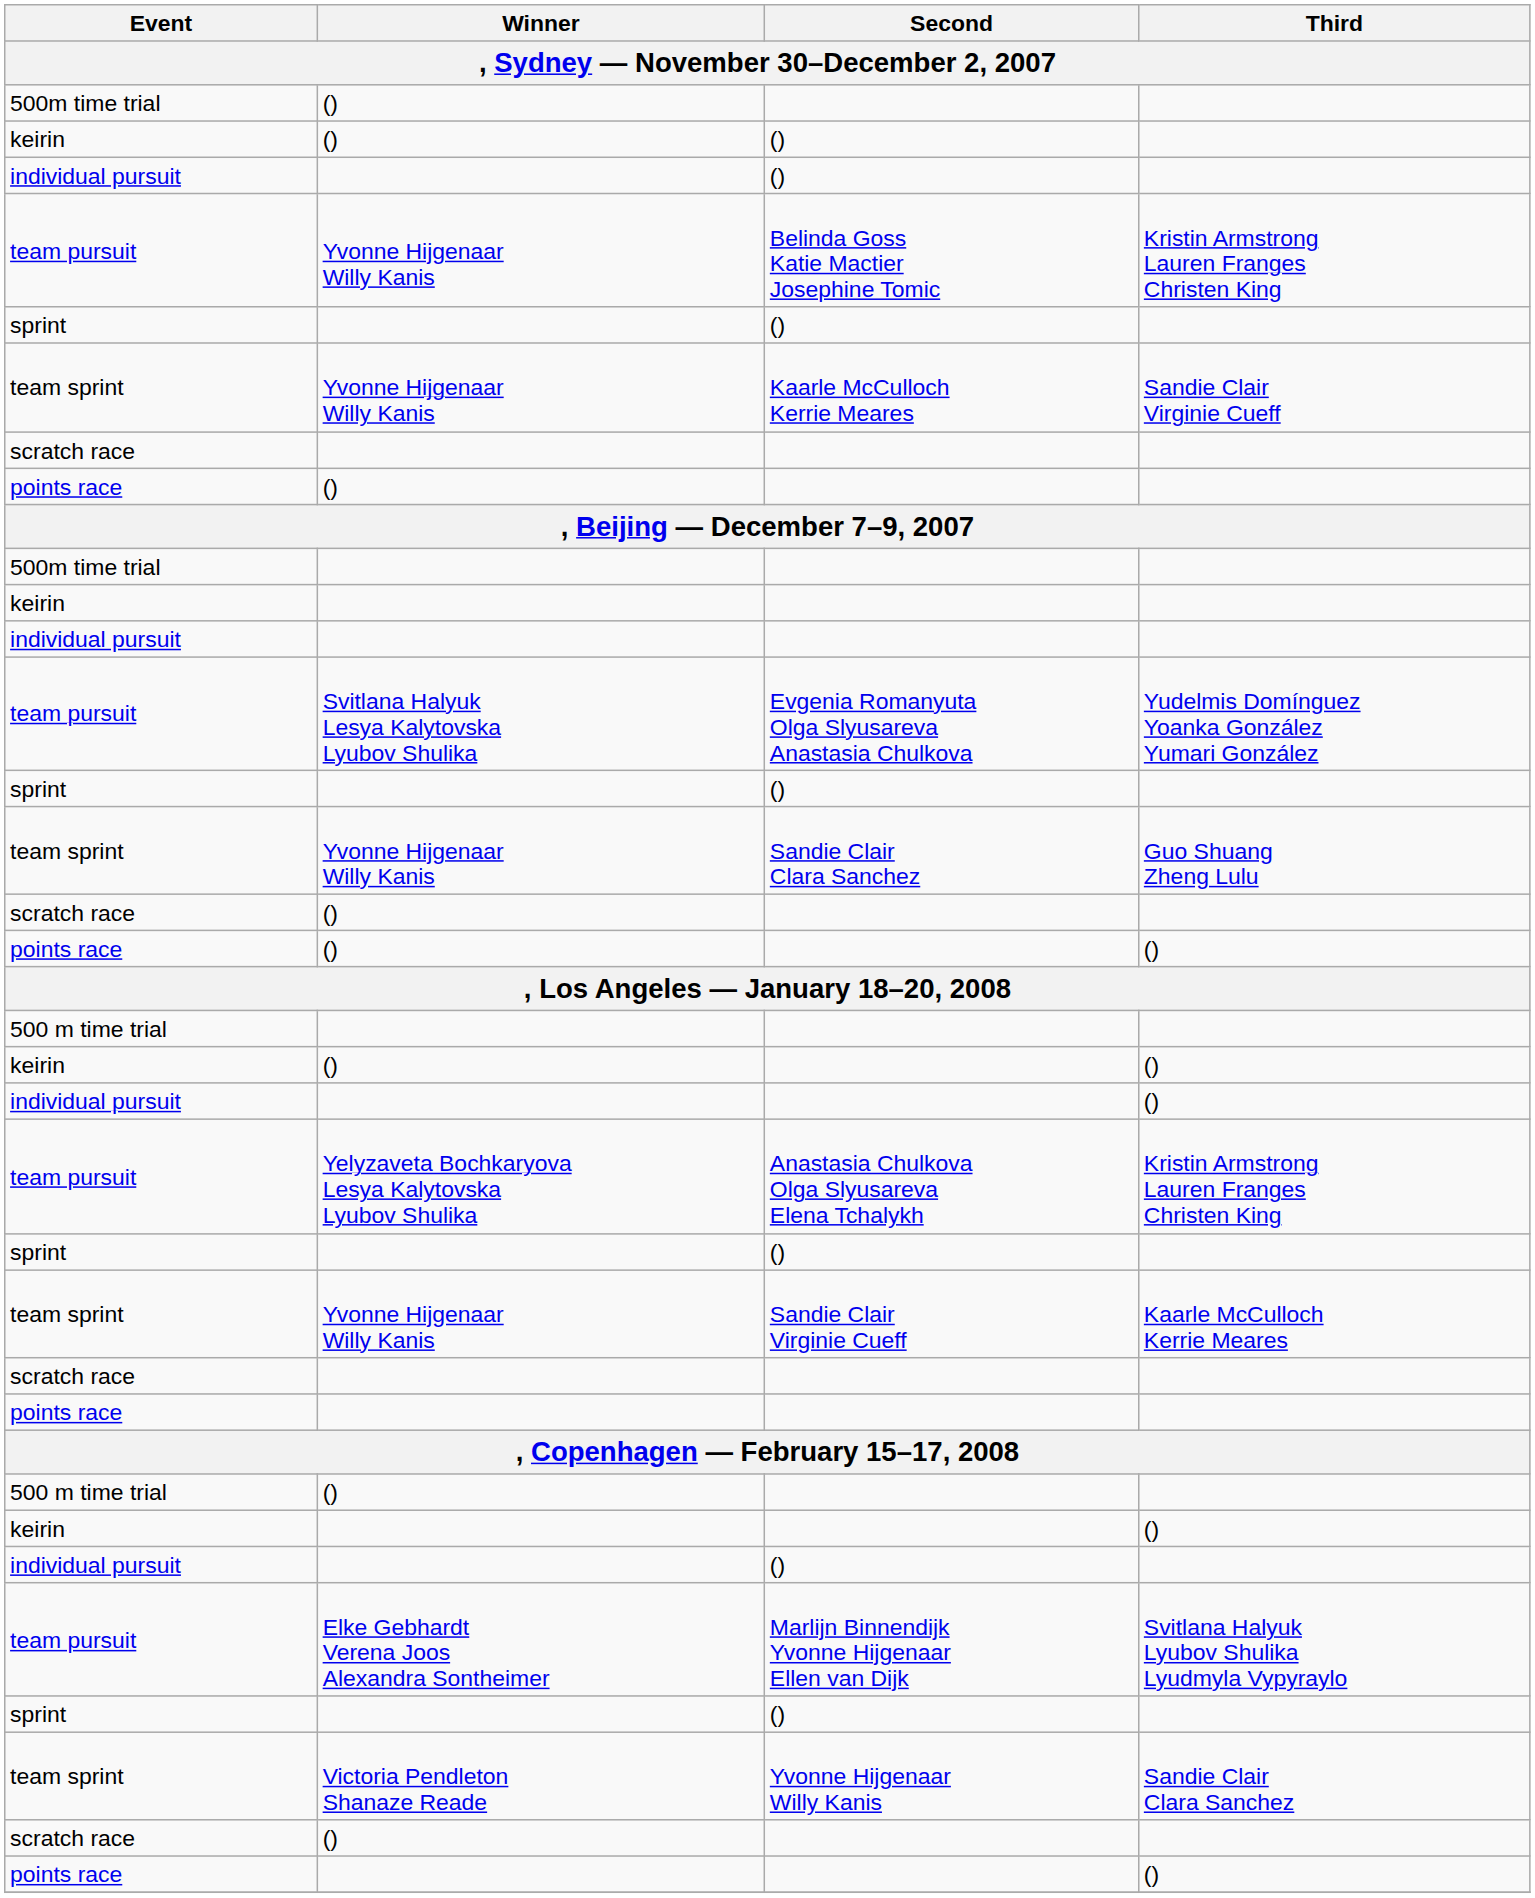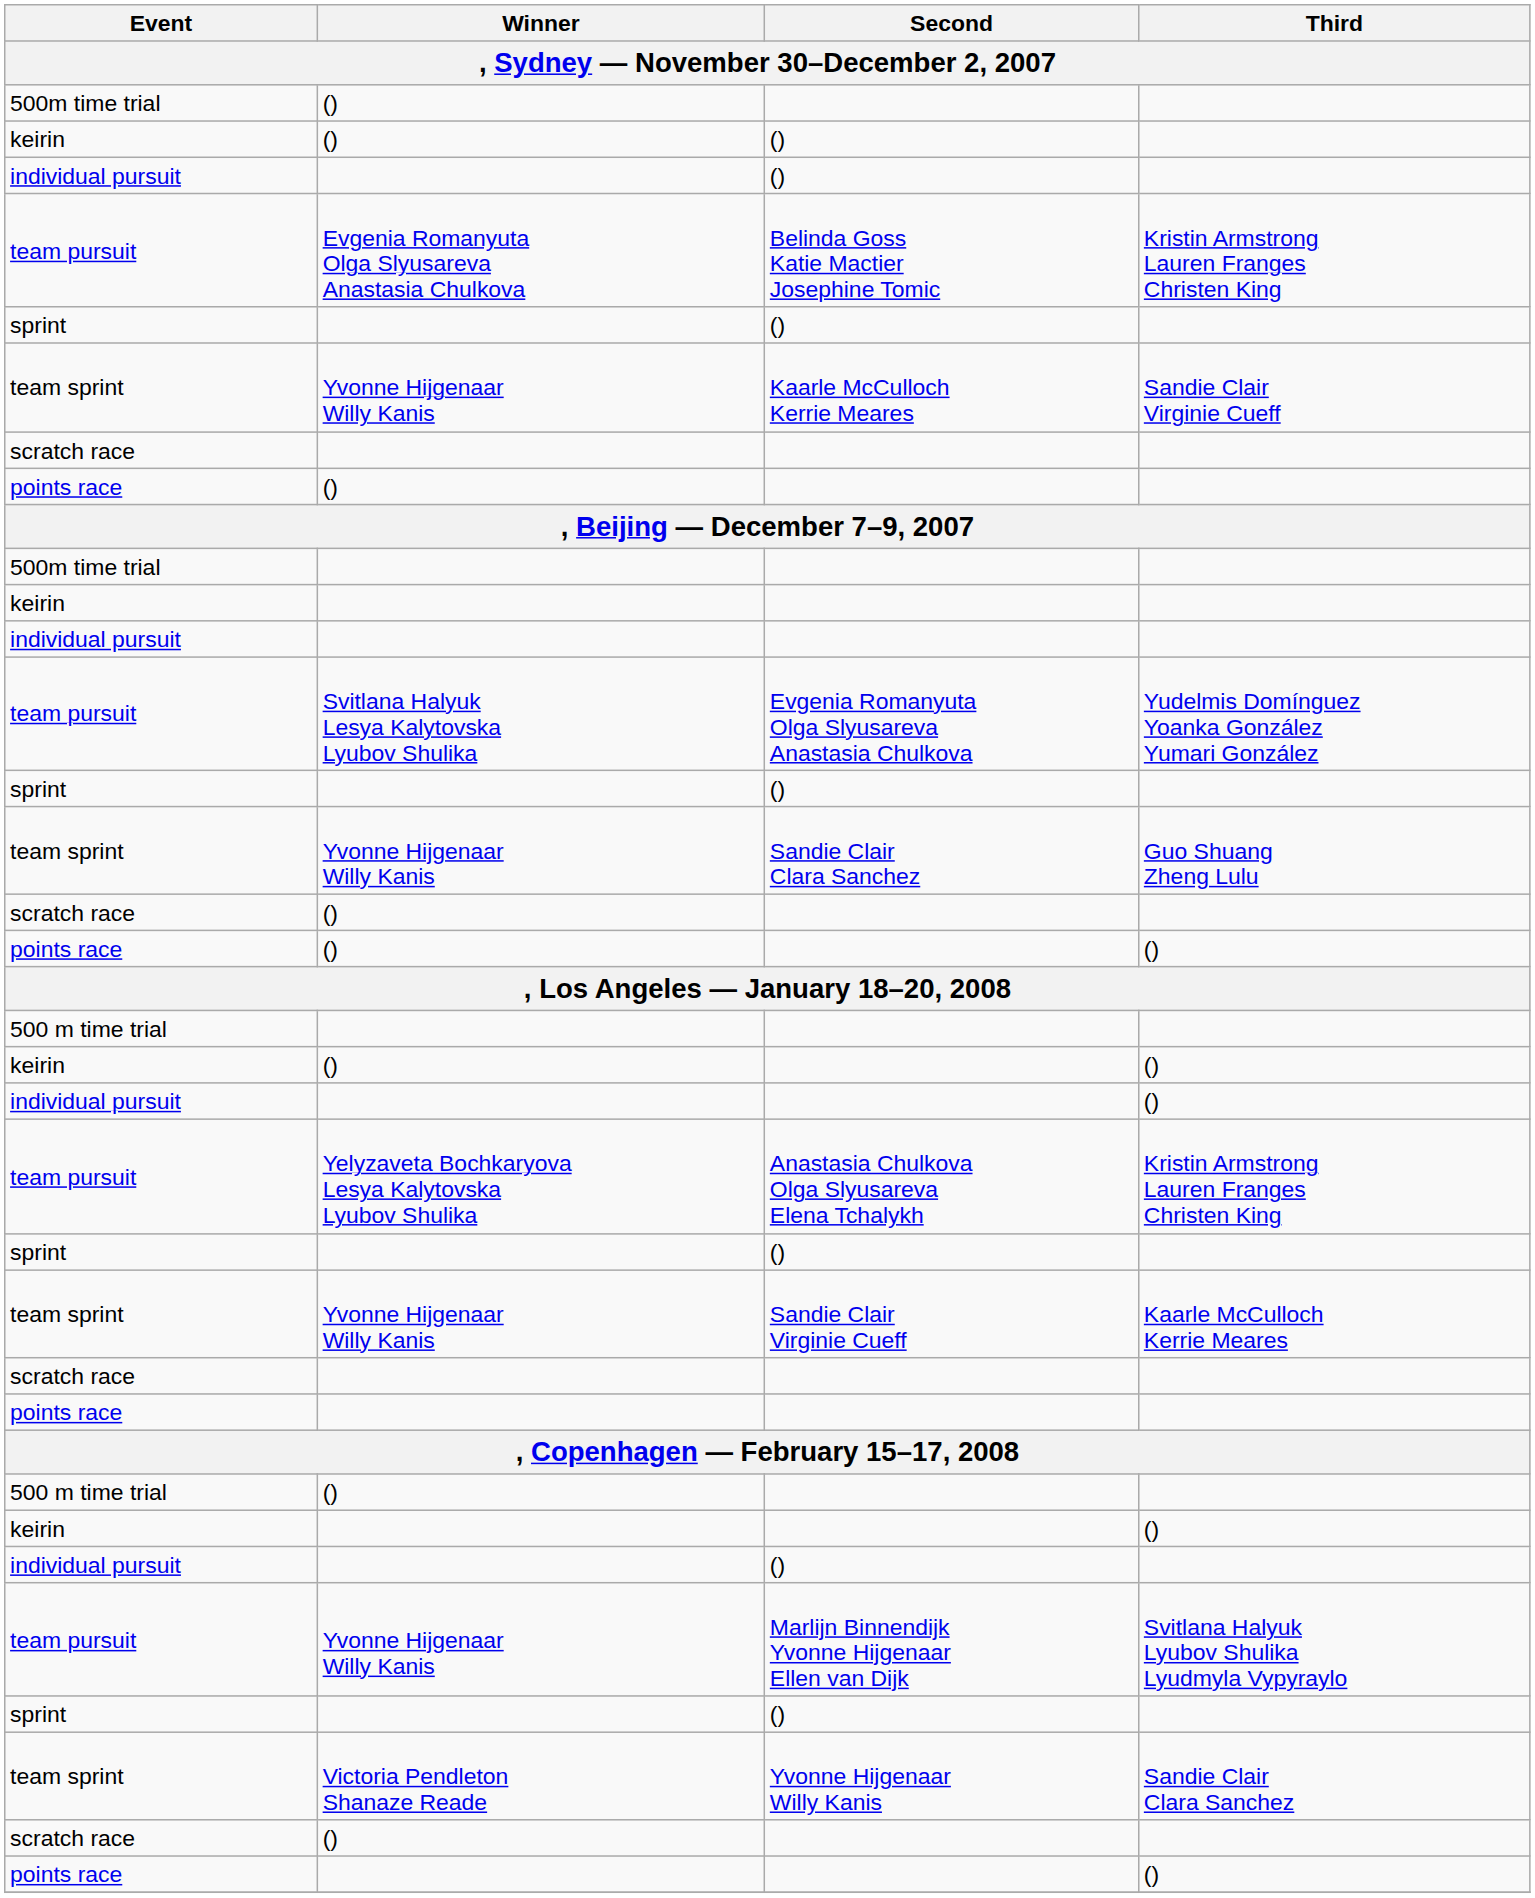(413, 264) Yvonne Hijgenaar Willy Kanis -> (426, 264) Evgenia Romanyuta Olga Slyusareva Anastasia Chulkova
(436, 1652) Elke Gebhardt Verena Joos Alexandra Sontheimer -> (413, 1652) Yvonne Hijgenaar Willy Kanis
